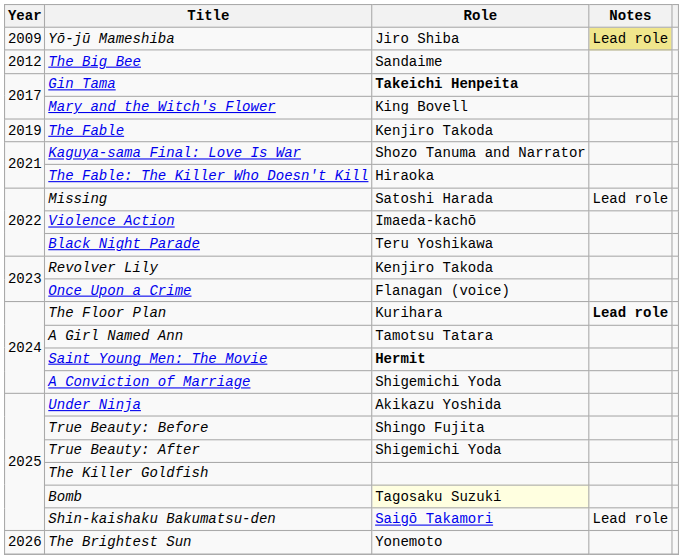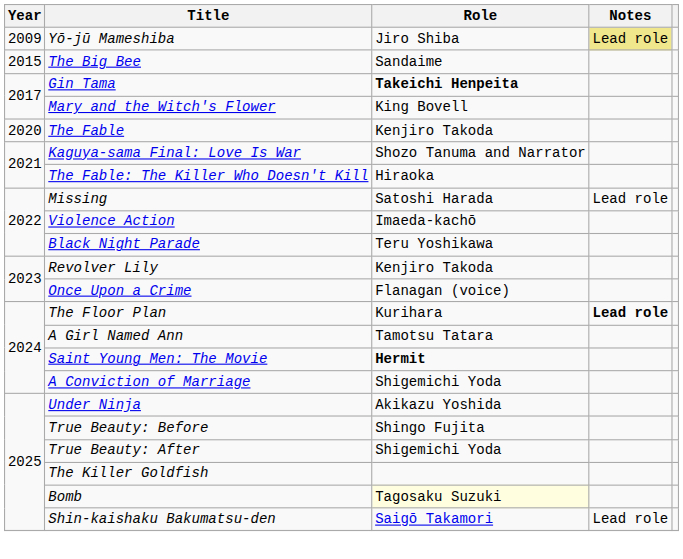(25, 62) 2012 -> (25, 62) 2015
(25, 130) 2019 -> (25, 130) 2020
- row: (120, 542)
